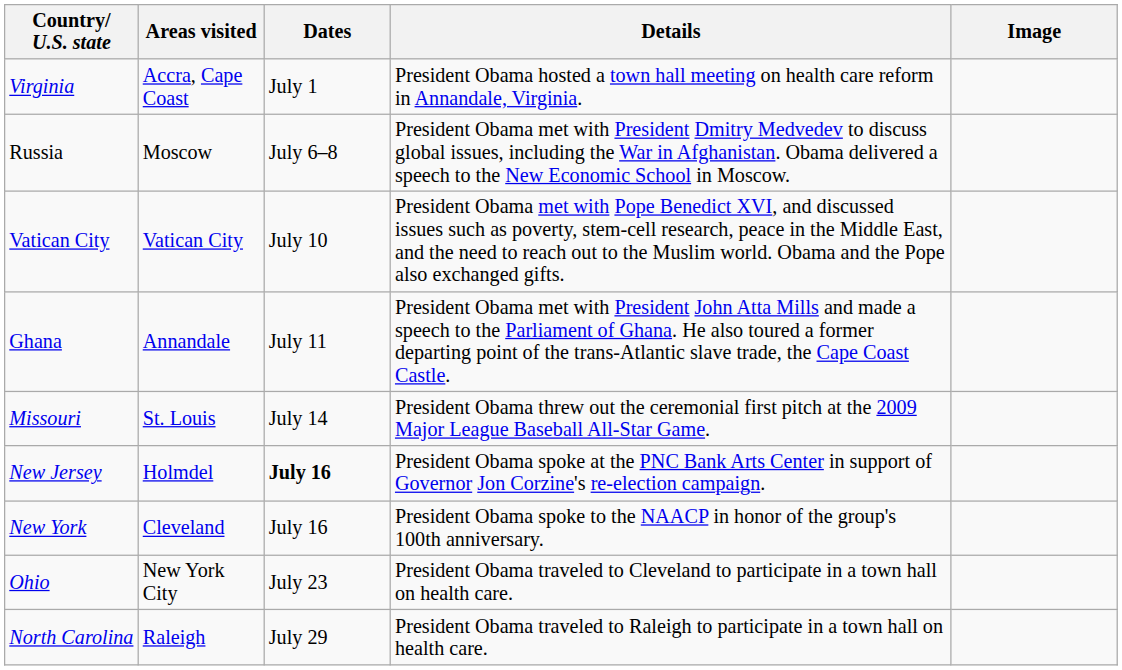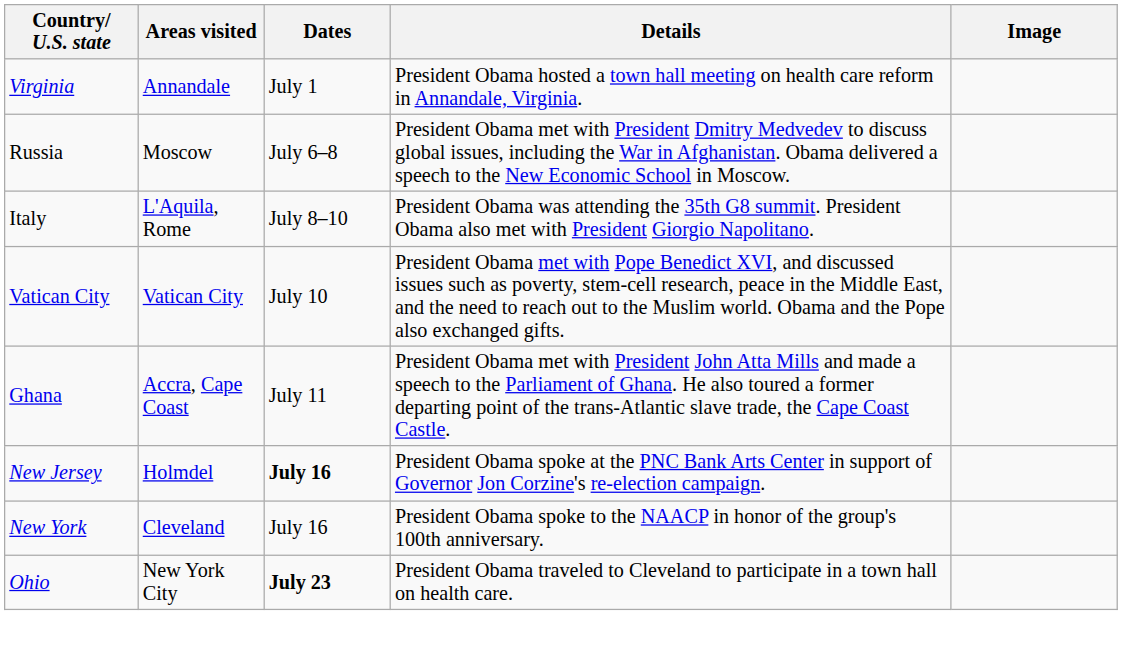(193, 86) Accra, Cape Coast -> (186, 86) Annandale
+ row: (28, 218)
(186, 341) Annandale -> (193, 395) Accra, Cape Coast
- row: (45, 418)
(298, 582) normal -> (300, 582) bold
- row: (71, 637)
